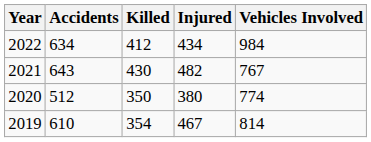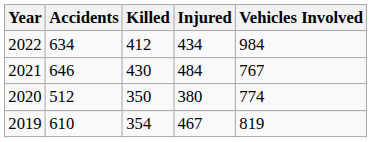(62, 70) 643 -> (62, 70) 646
(190, 70) 482 -> (190, 70) 484
(252, 123) 814 -> (252, 123) 819
